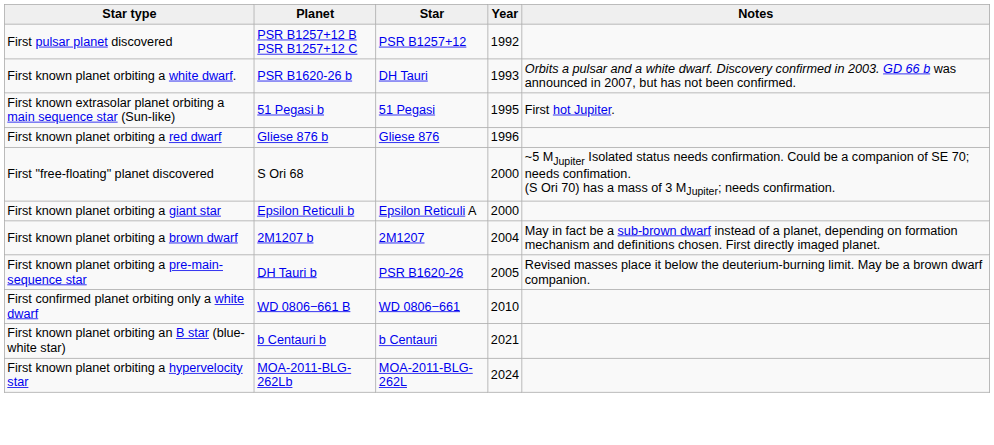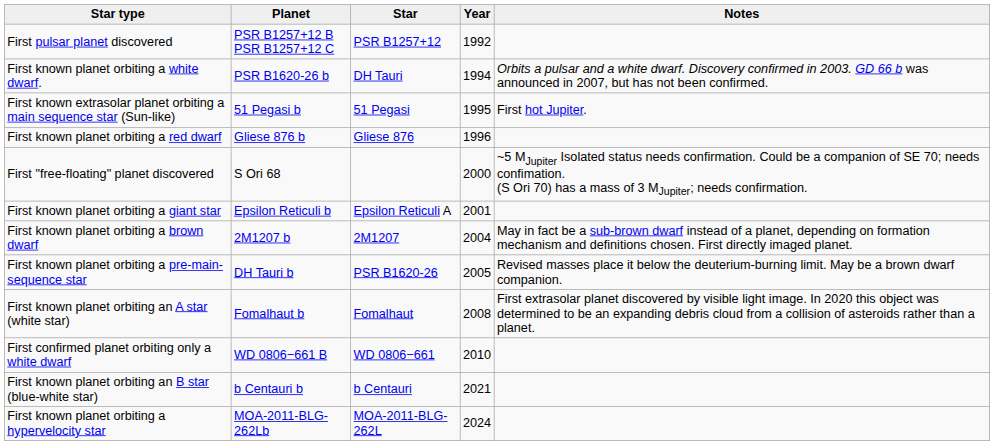(505, 75) 1993 -> (477, 75) 1994
(505, 210) 2000 -> (477, 210) 2001
+ row: (107, 313)
